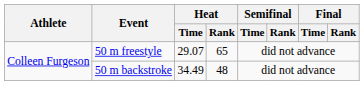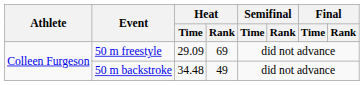(191, 51) 29.07 -> (191, 51) 29.09
(222, 51) 65 -> (222, 51) 69
(191, 71) 34.49 -> (191, 71) 34.48
(222, 71) 48 -> (222, 71) 49
